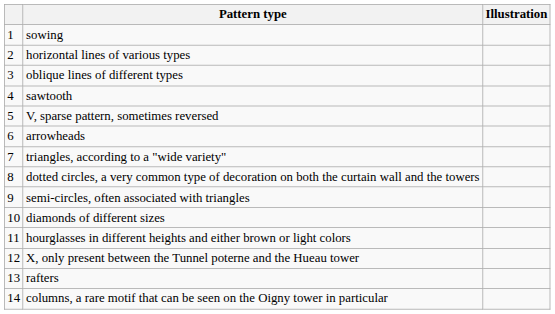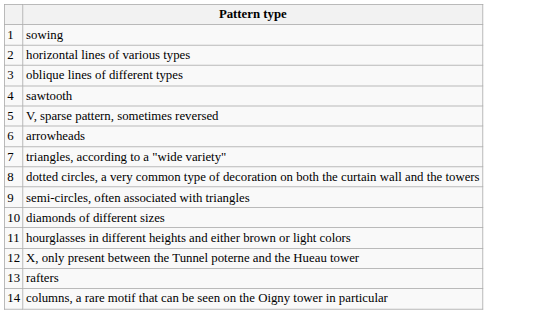- column: (516, 14)
